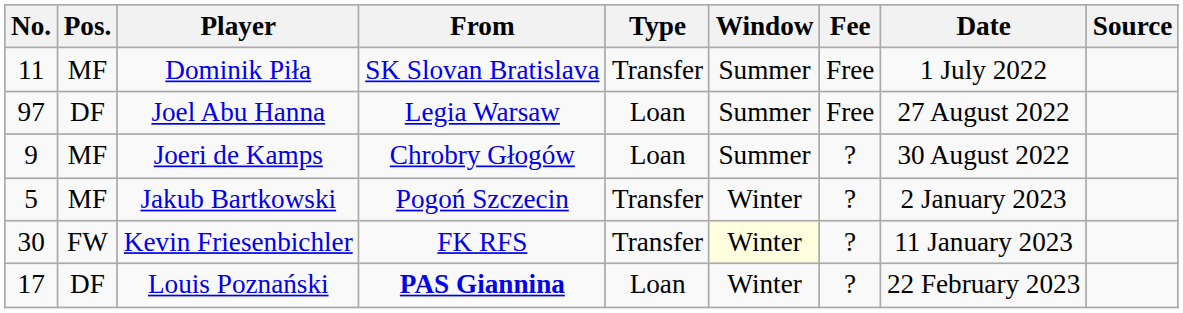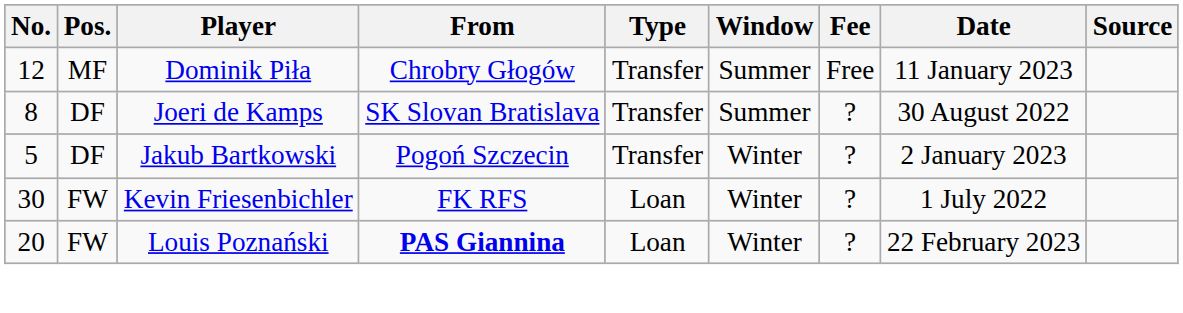(31, 69) 11 -> (31, 69) 12
(482, 69) SK Slovan Bratislava -> (482, 69) Chrobry Głogów
(984, 69) 1 July 2022 -> (984, 69) 11 January 2023
- row: (238, 112)
(31, 155) 9 -> (31, 112) 8
(88, 155) MF -> (87, 112) DF
(482, 155) Chrobry Głogów -> (482, 112) SK Slovan Bratislava
(658, 155) Loan -> (658, 112) Transfer
(88, 198) MF -> (87, 155) DF
(658, 241) Transfer -> (658, 198) Loan
(765, 241) lightyellow background -> (765, 198) no background
(984, 241) 11 January 2023 -> (984, 198) 1 July 2022
(31, 284) 17 -> (31, 241) 20
(87, 284) DF -> (88, 241) FW
